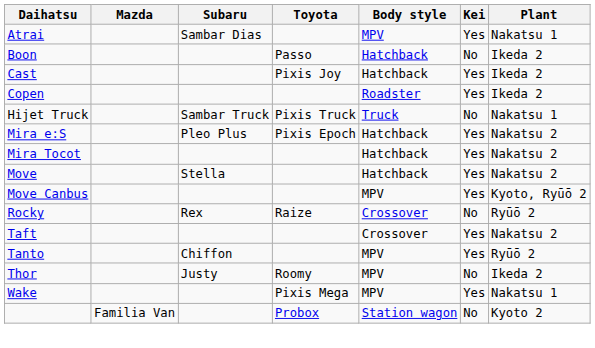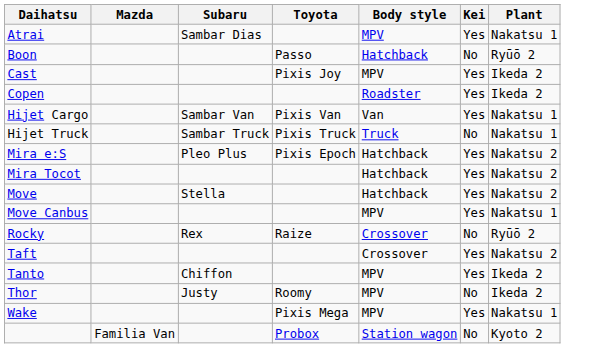(517, 54) Ikeda 2 -> (513, 54) Ryūō 2
(395, 74) Hatchback -> (373, 74) MPV
+ row: (48, 114)
(539, 194) Kyoto, Ryūō 2 -> (524, 214) Nakatsu 1
(513, 253) Ryūō 2 -> (517, 273) Ikeda 2
